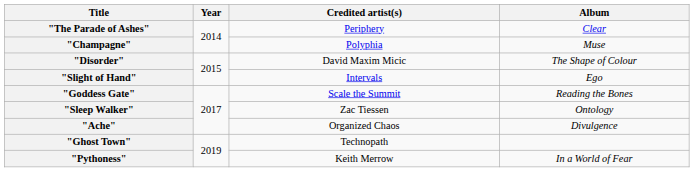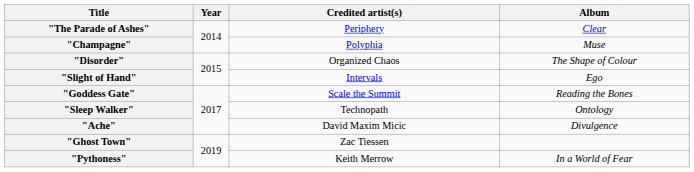(364, 61) David Maxim Micic -> (364, 61) Organized Chaos
(364, 110) Zac Tiessen -> (364, 110) Technopath
(364, 126) Organized Chaos -> (364, 126) David Maxim Micic
(364, 142) Technopath -> (364, 142) Zac Tiessen
